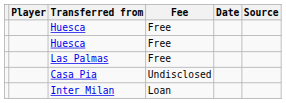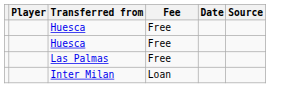- row: (74, 75)
